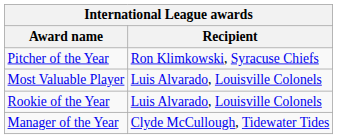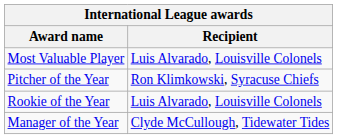rows swapped: (66, 79) <-> (58, 58)
